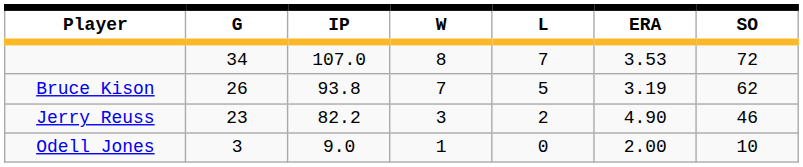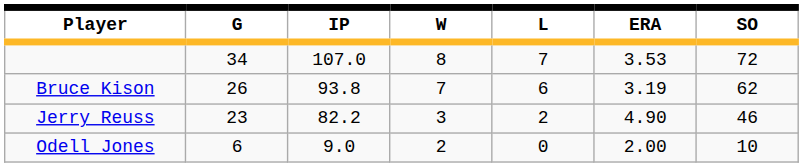(543, 89) 5 -> (543, 89) 6
(237, 147) 3 -> (237, 147) 6
(441, 147) 1 -> (441, 147) 2
